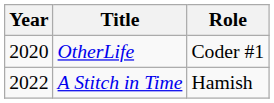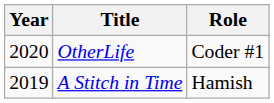(29, 82) 2022 -> (29, 82) 2019
